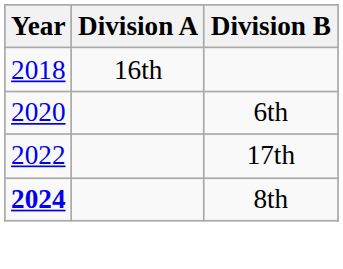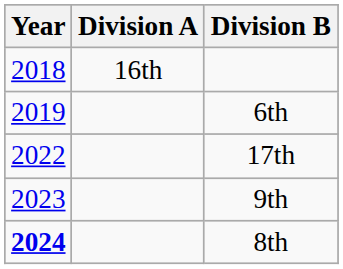(38, 112) 2020 -> (38, 112) 2019
+ row: (271, 198)
